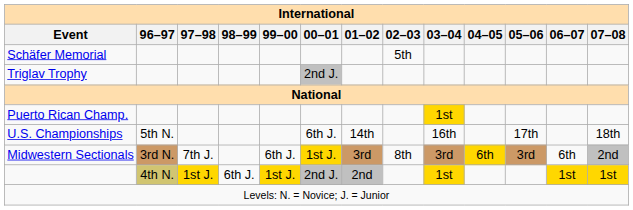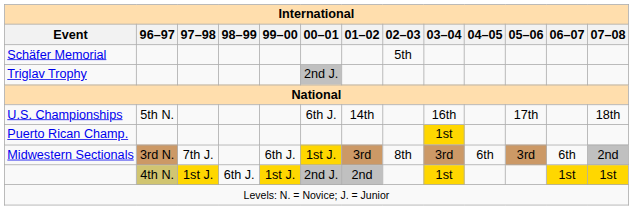rows swapped: (65, 134) <-> (68, 114)
(485, 154) gold background -> (485, 154) no background
